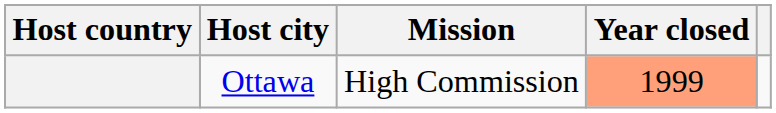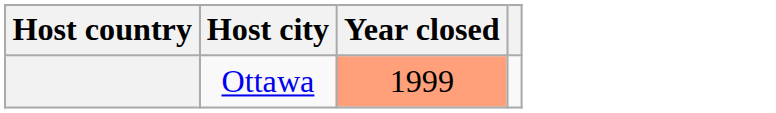- column: (461, 30)
